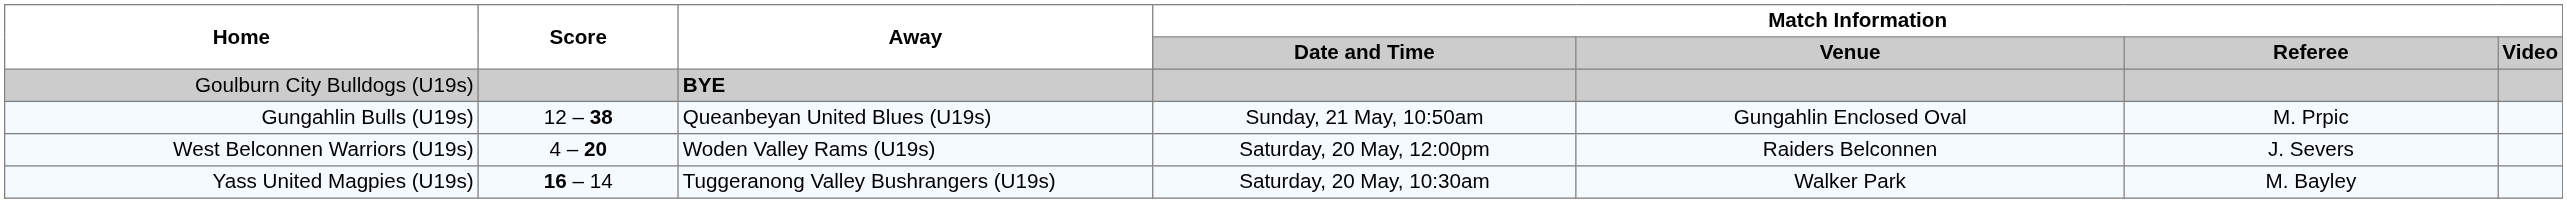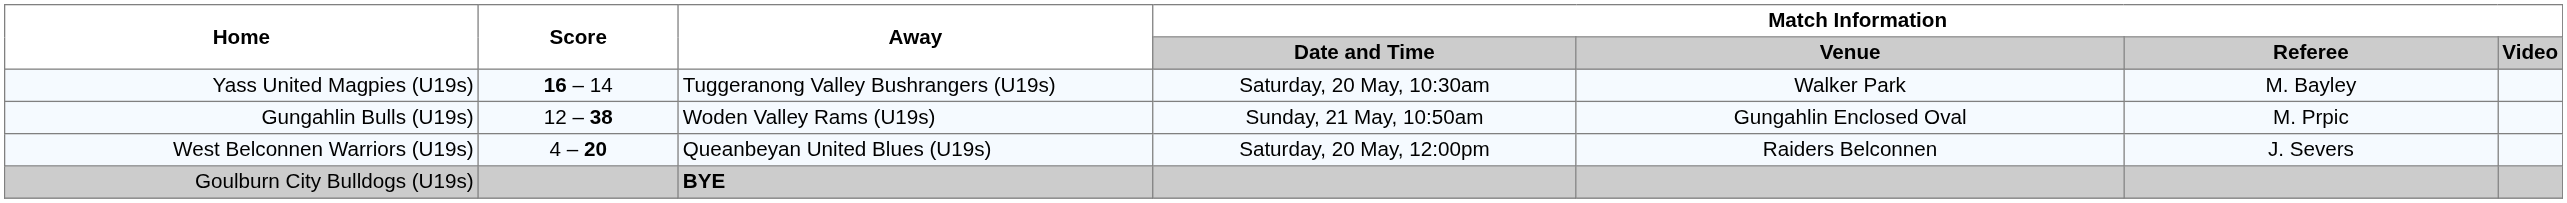rows swapped: (343, 181) <-> (334, 85)
(837, 117) Queanbeyan United Blues (U19s) -> (809, 117) Woden Valley Rams (U19s)
(809, 149) Woden Valley Rams (U19s) -> (837, 149) Queanbeyan United Blues (U19s)
